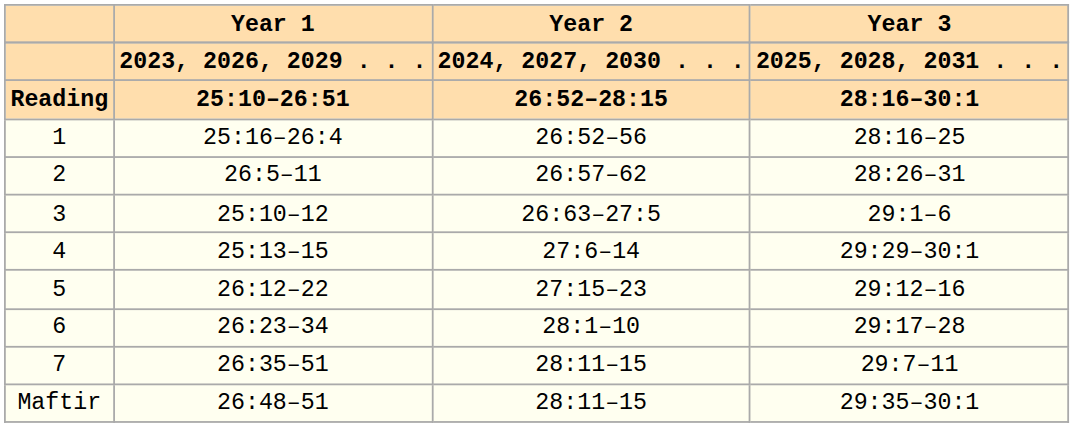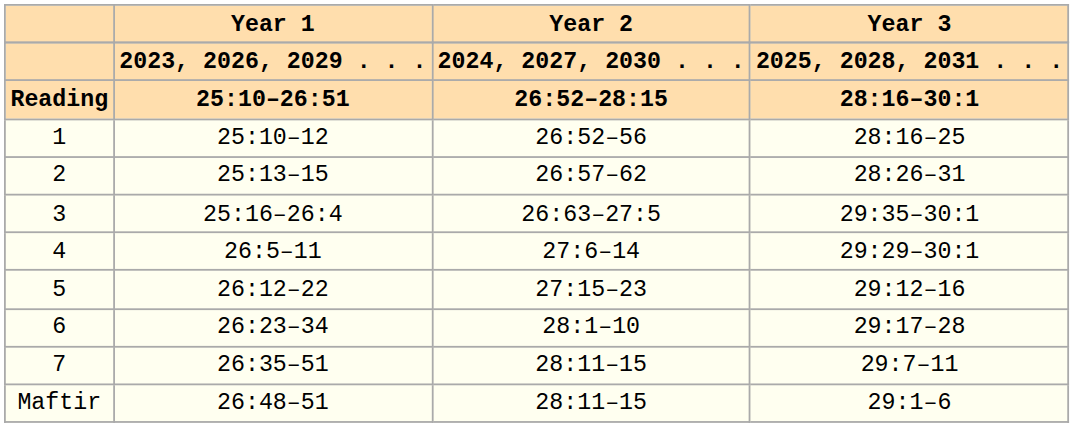(273, 138) 25:16–26:4 -> (273, 138) 25:10–12
(273, 176) 26:5–11 -> (273, 176) 25:13–15
(273, 213) 25:10–12 -> (273, 213) 25:16–26:4
(909, 213) 29:1–6 -> (910, 213) 29:35–30:1
(273, 251) 25:13–15 -> (273, 251) 26:5–11
(910, 403) 29:35–30:1 -> (909, 403) 29:1–6
